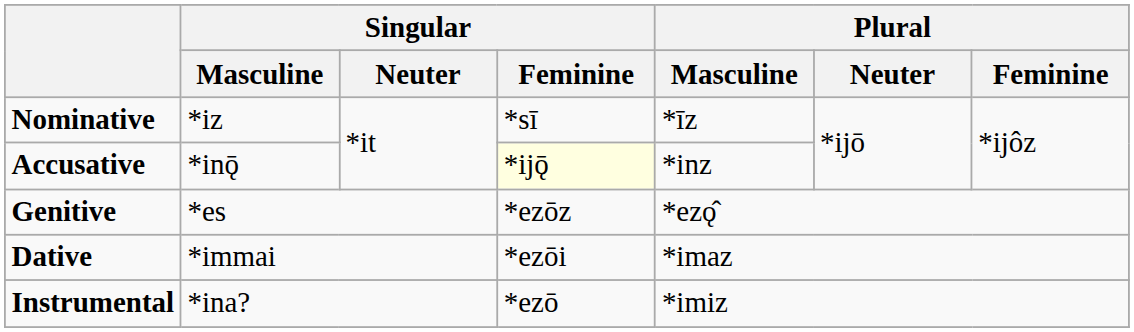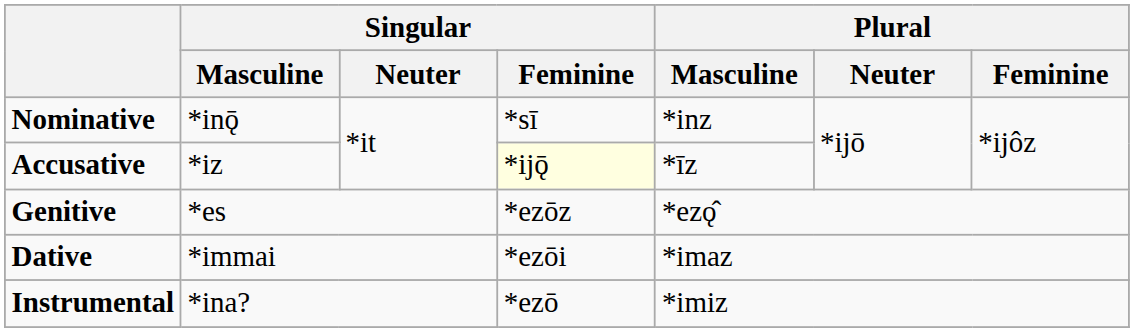(205, 119) *iz -> (213, 119) *inǭ
(680, 119) *īz -> (687, 119) *inz
(213, 165) *inǭ -> (205, 165) *iz
(687, 165) *inz -> (680, 165) *īz
